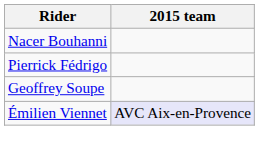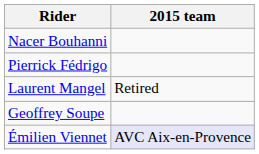+ row: (57, 88)
